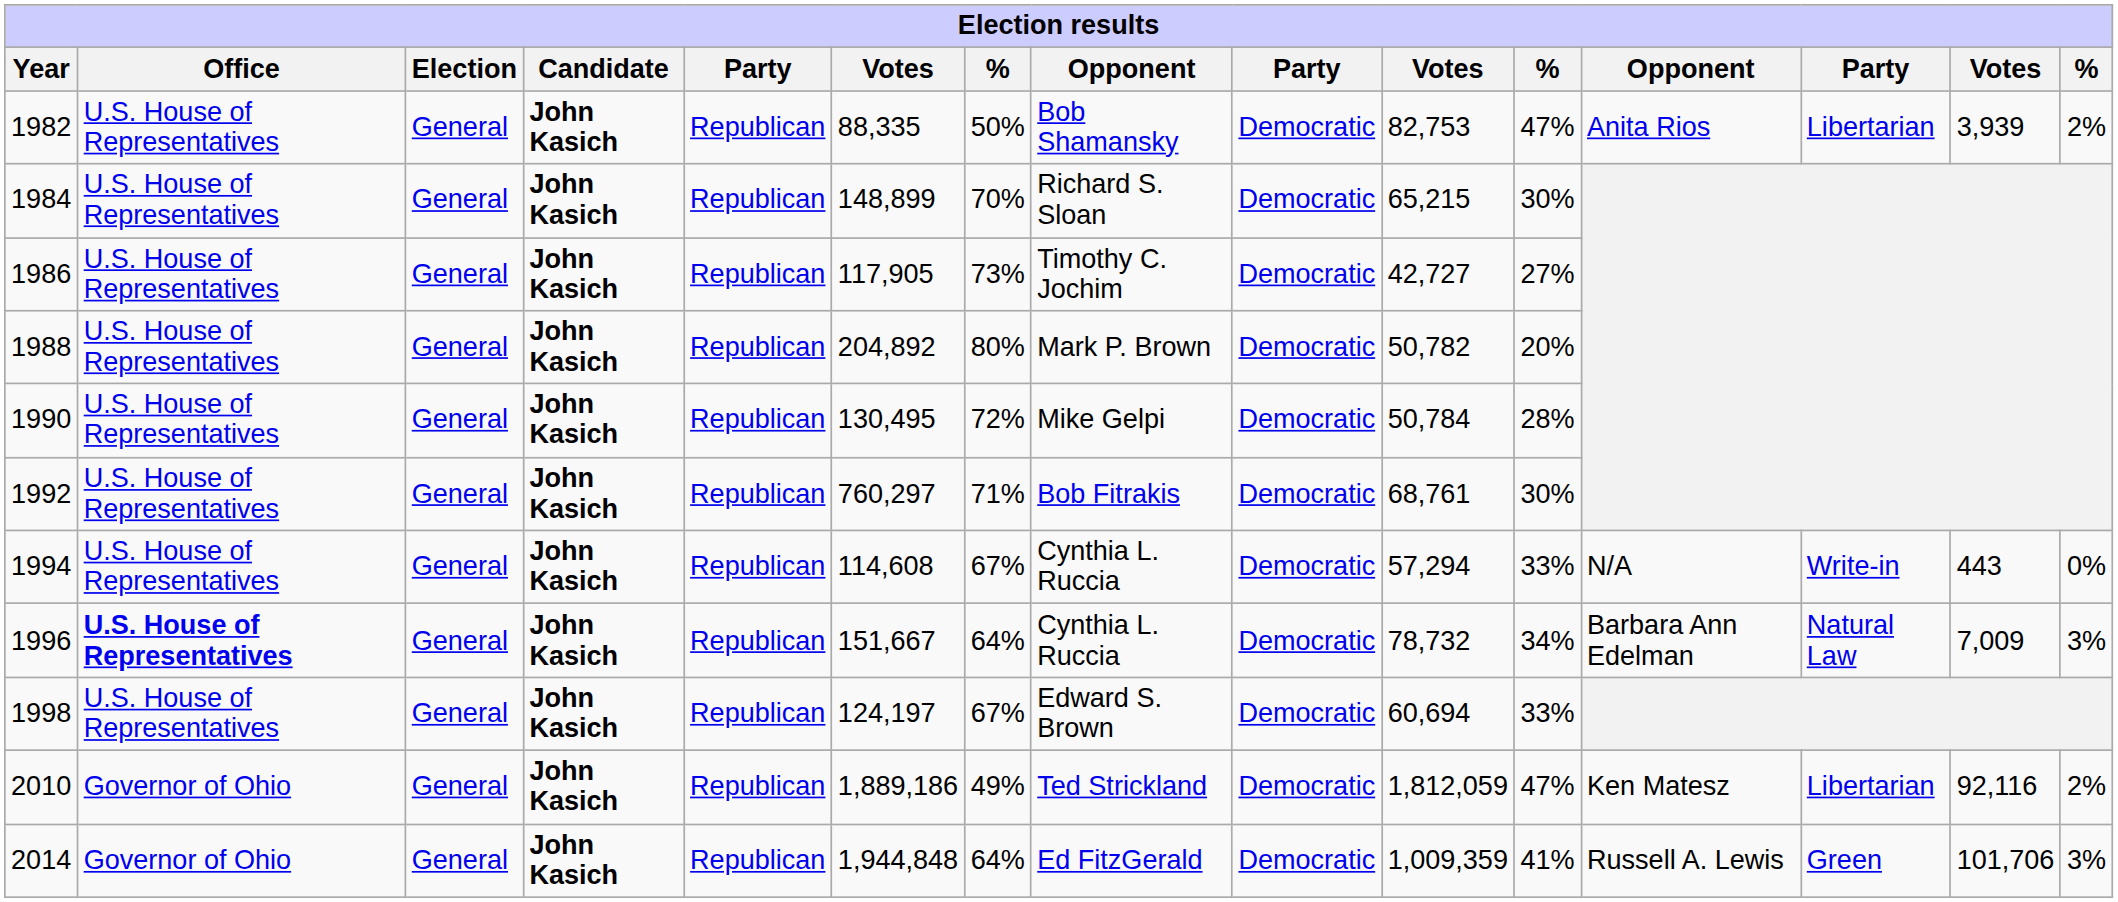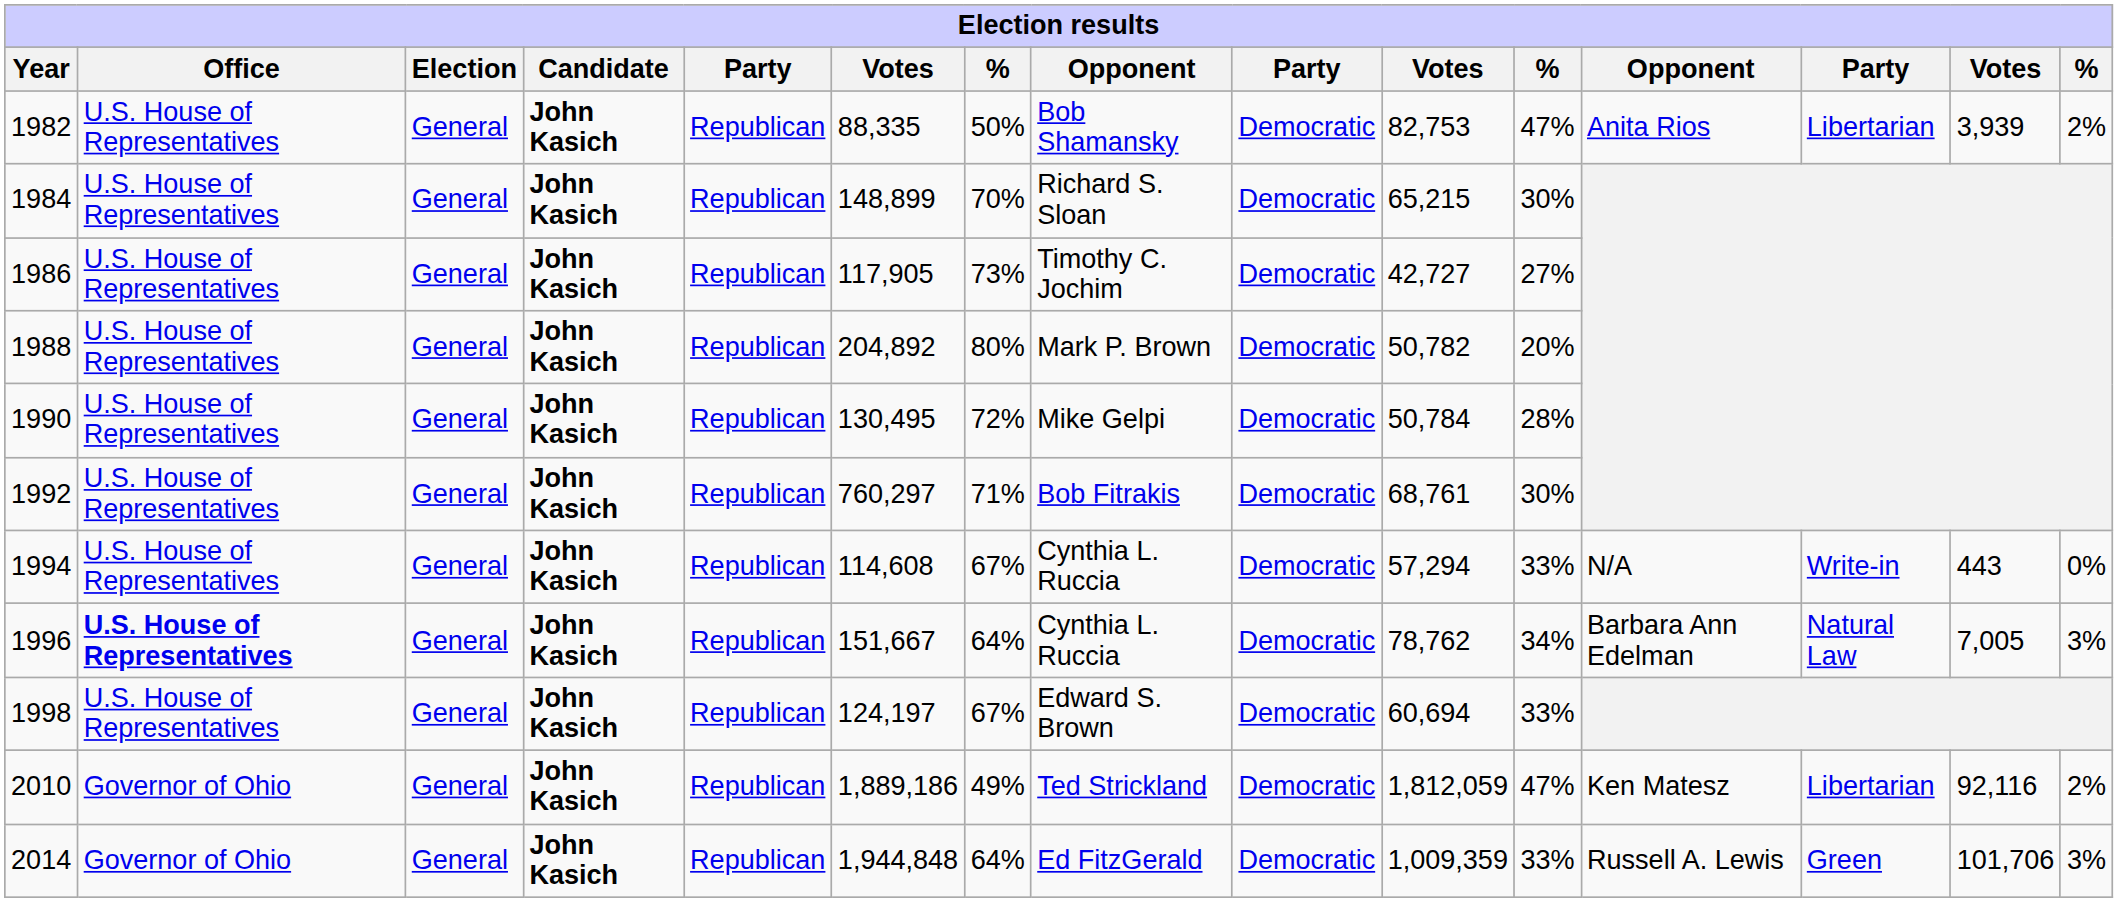(1429, 640) 78,732 -> (1429, 640) 78,762
(1991, 640) 7,009 -> (1991, 640) 7,005
(1547, 859) 41% -> (1547, 859) 33%
